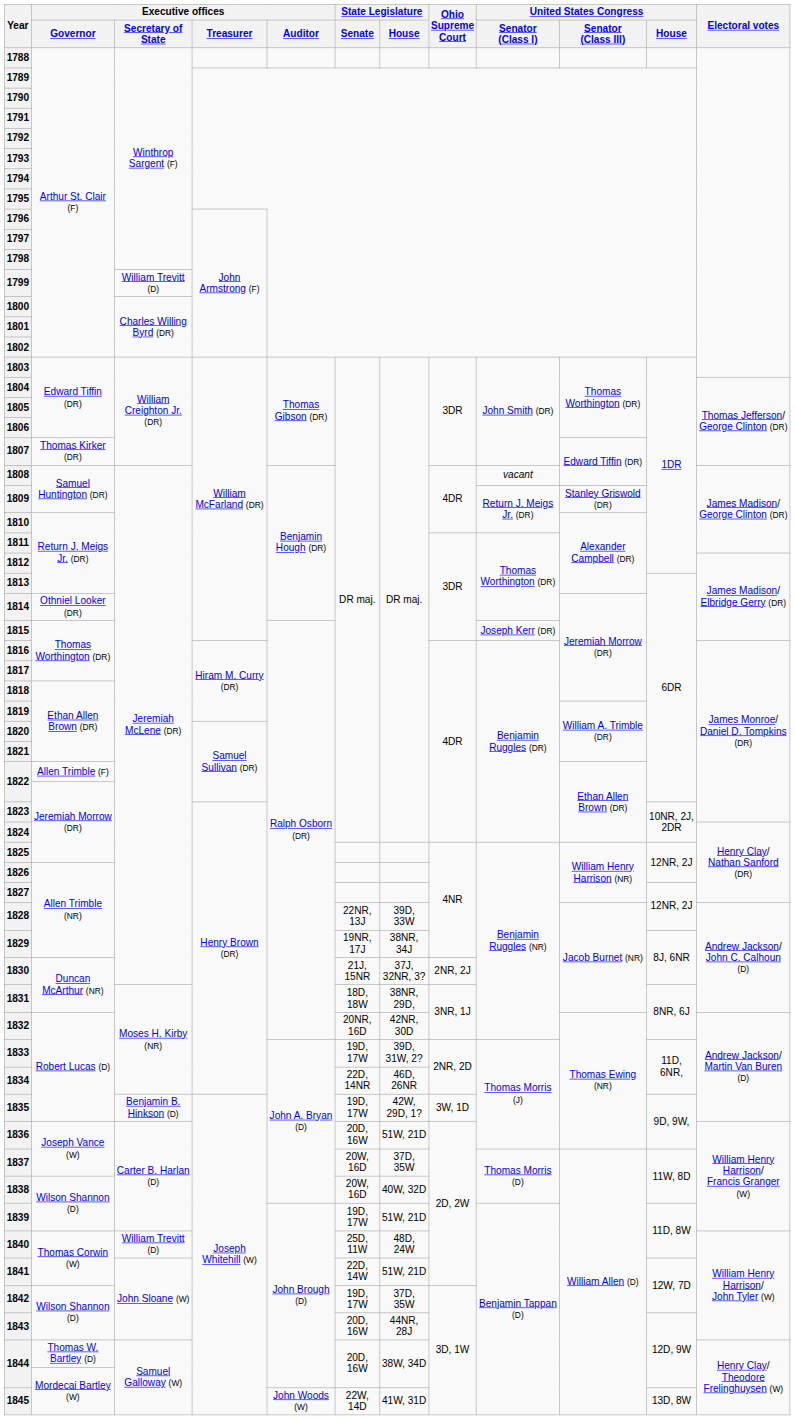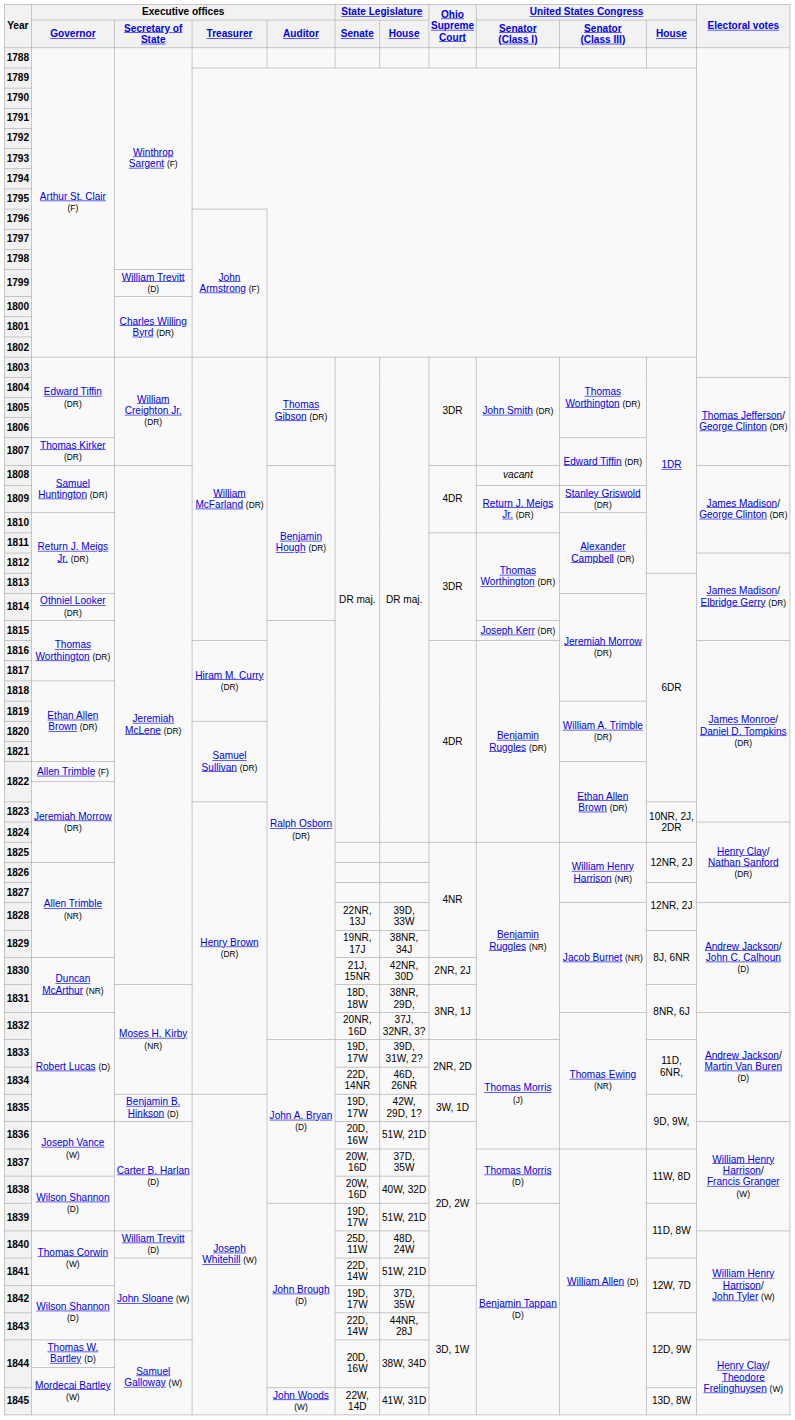(404, 971) 37J, 32NR, 3? -> (404, 971) 42NR, 30D
(404, 1026) 42NR, 30D -> (404, 1026) 37J, 32NR, 3?
(357, 1326) 20D, 16W -> (357, 1326) 22D, 14W
